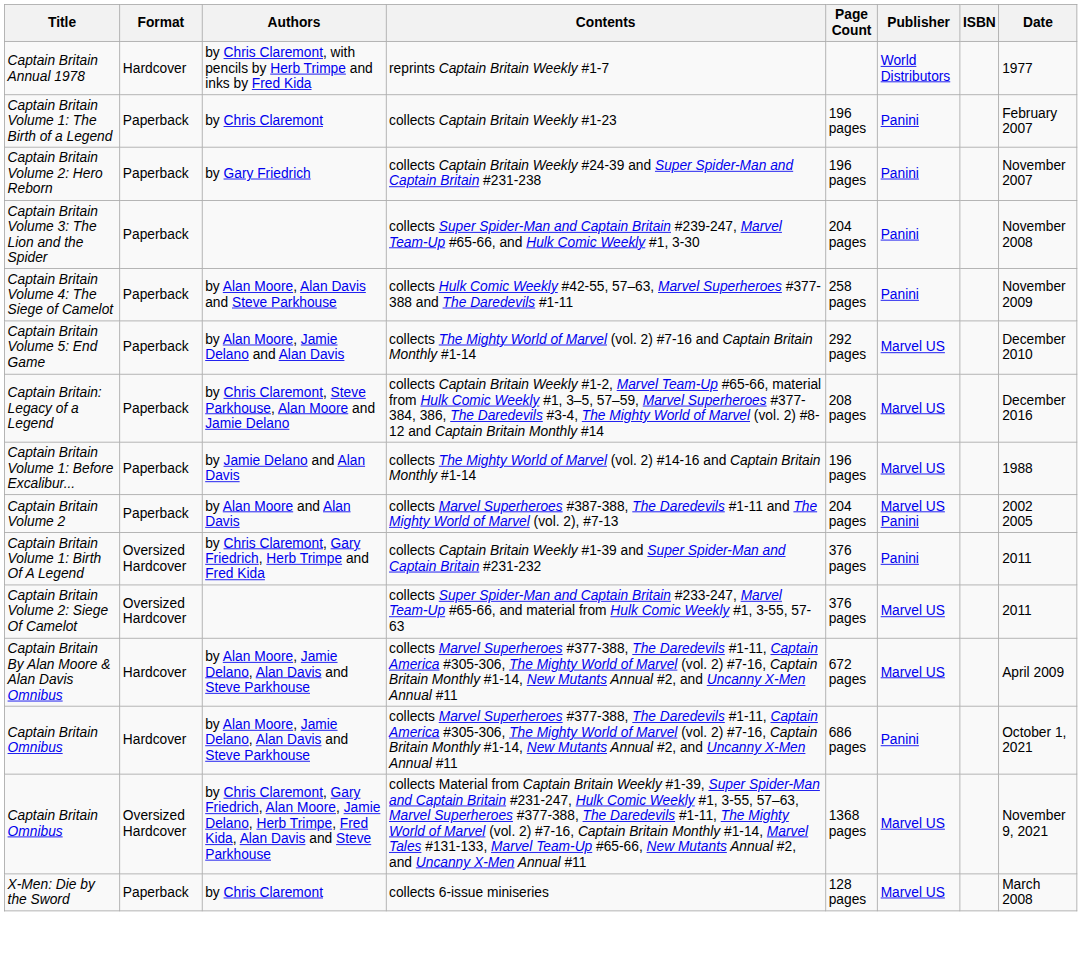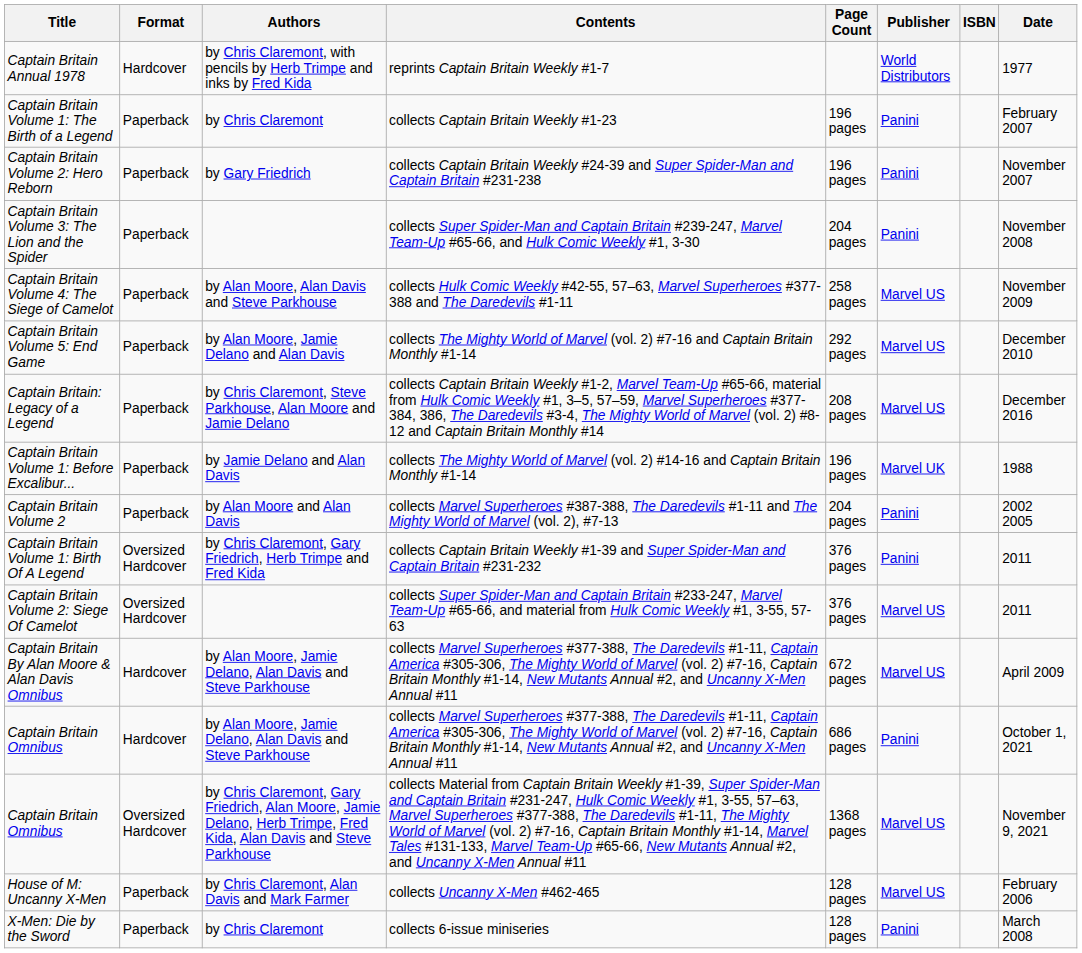(900, 294) Panini -> (913, 294) Marvel US
(913, 468) Marvel US -> (913, 468) Marvel UK
(913, 513) Marvel US Panini -> (900, 513) Panini
+ row: (57, 892)
(913, 892) Marvel US -> (900, 929) Panini
